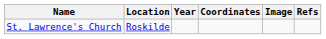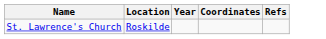- column: (279, 12)
